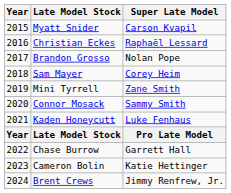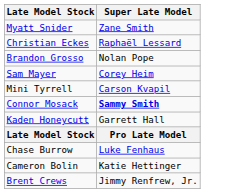- column: (18, 12)
(161, 27) Carson Kvapil -> (126, 27) Zane Smith
(153, 88) Zane Smith -> (135, 88) Carson Kvapil
(155, 104) normal -> (129, 104) bold
(158, 119) Luke Fenhaus -> (132, 119) Garrett Hall
(158, 150) Garrett Hall -> (132, 150) Luke Fenhaus
